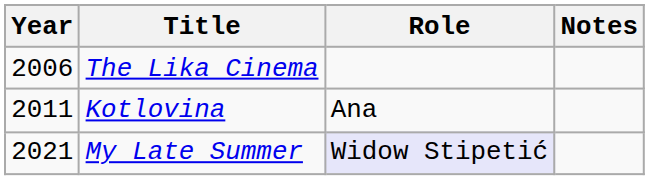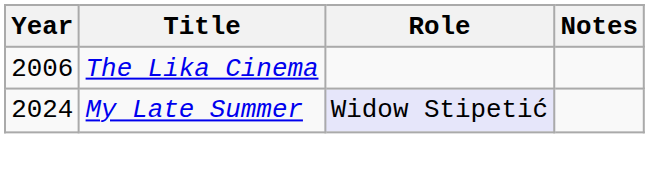- row: (155, 110)
(42, 153) 2021 -> (42, 110) 2024
